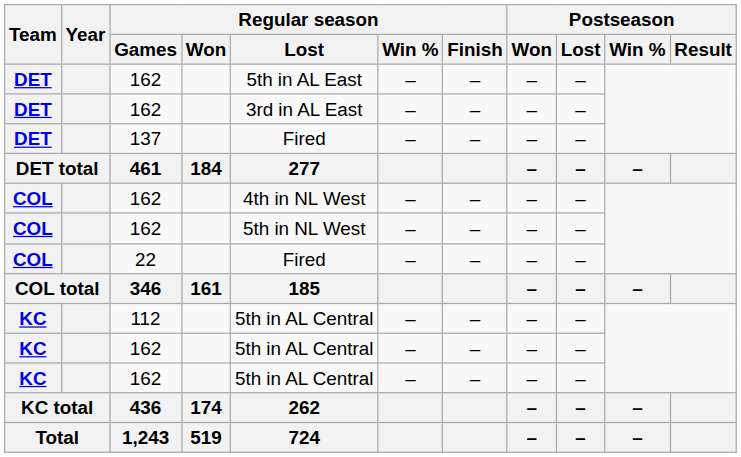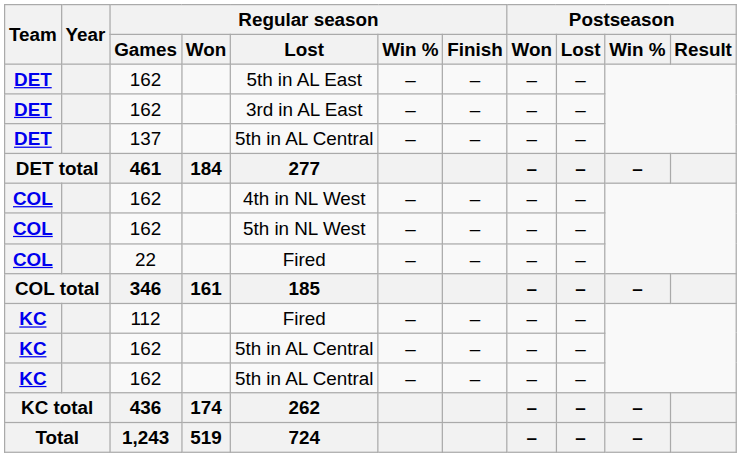(304, 139) Fired -> (304, 139) 5th in AL Central
(304, 318) 5th in AL Central -> (304, 318) Fired
